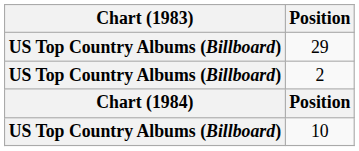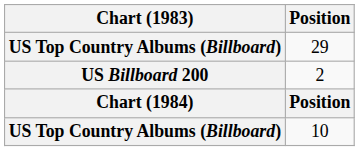(145, 74) US Top Country Albums (Billboard) -> (145, 74) US Billboard 200
